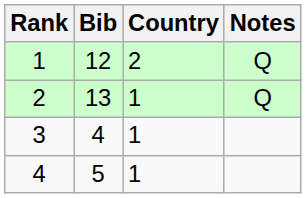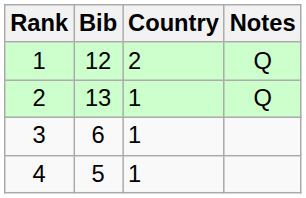(98, 135) 4 -> (98, 135) 6
